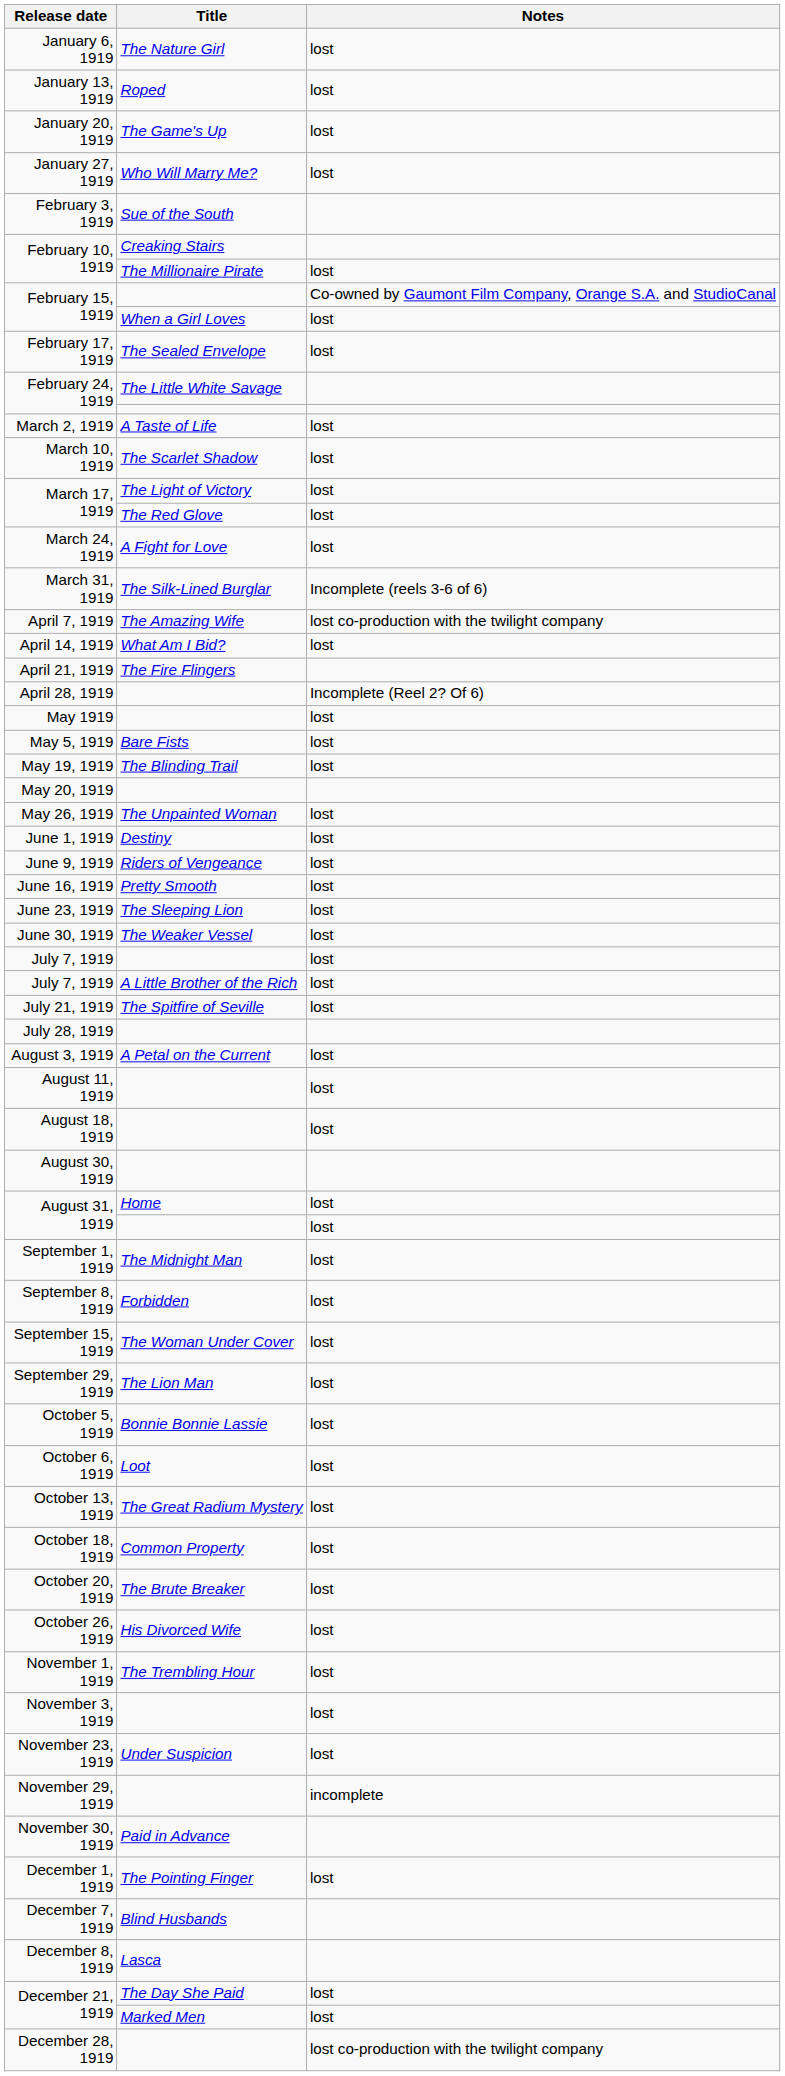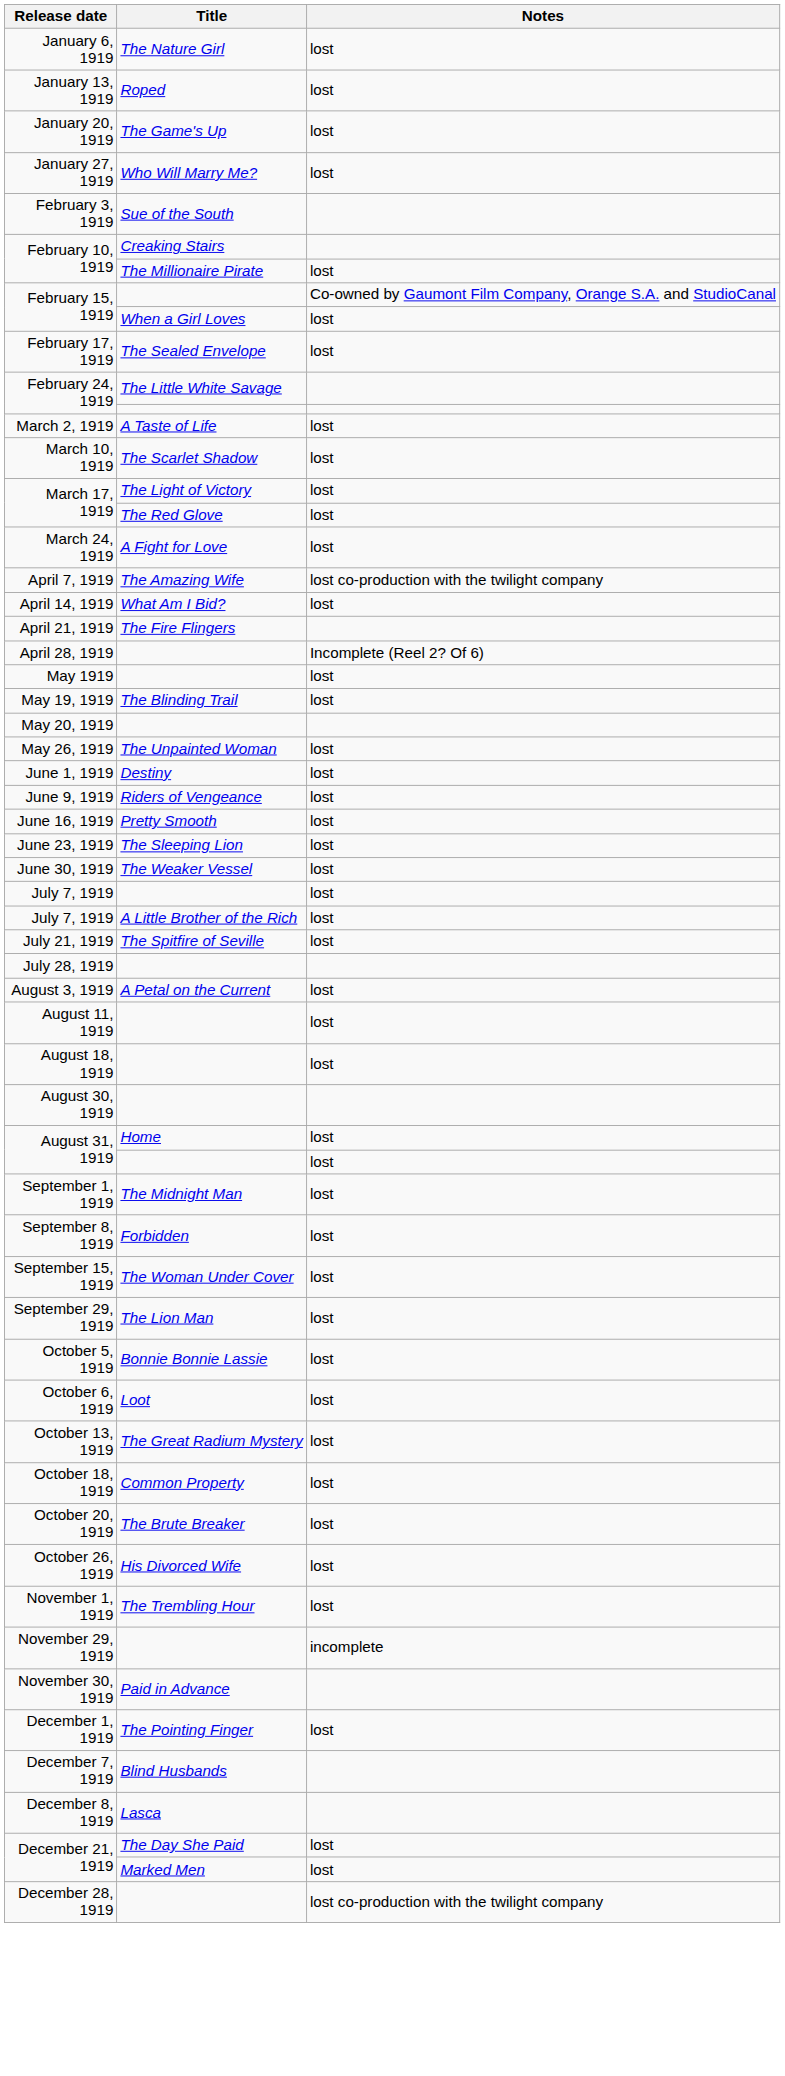- row: (80, 588)
- row: (72, 741)
- row: (70, 1713)
- row: (66, 1754)
